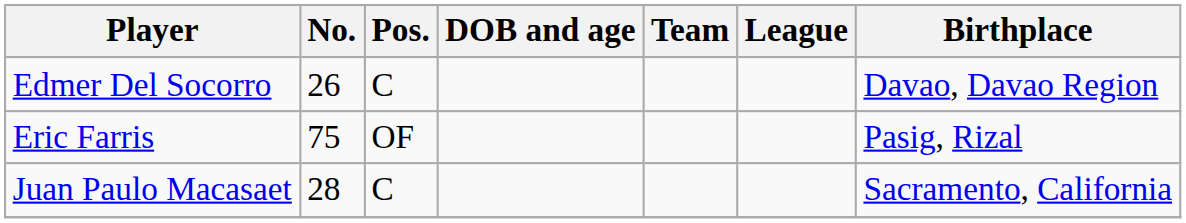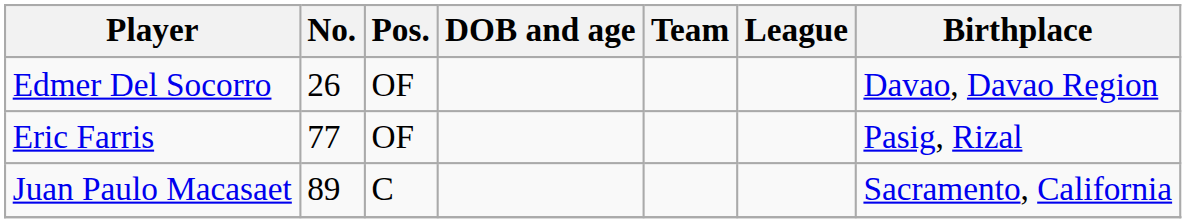(383, 83) C -> (393, 83) OF
(324, 136) 75 -> (324, 136) 77
(324, 189) 28 -> (324, 189) 89
